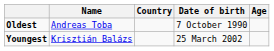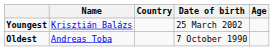rows swapped: (27, 39) <-> (22, 25)
